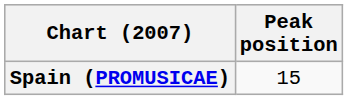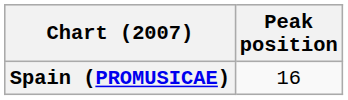(289, 78) 15 -> (289, 78) 16
